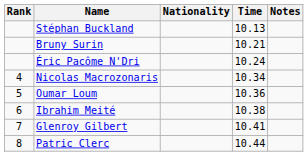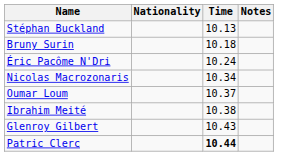- column: (19, 13)
(250, 46) 10.21 -> (221, 46) 10.18
(250, 95) 10.36 -> (221, 95) 10.37
(250, 127) 10.41 -> (221, 127) 10.43
(250, 144) normal -> (221, 144) bold
